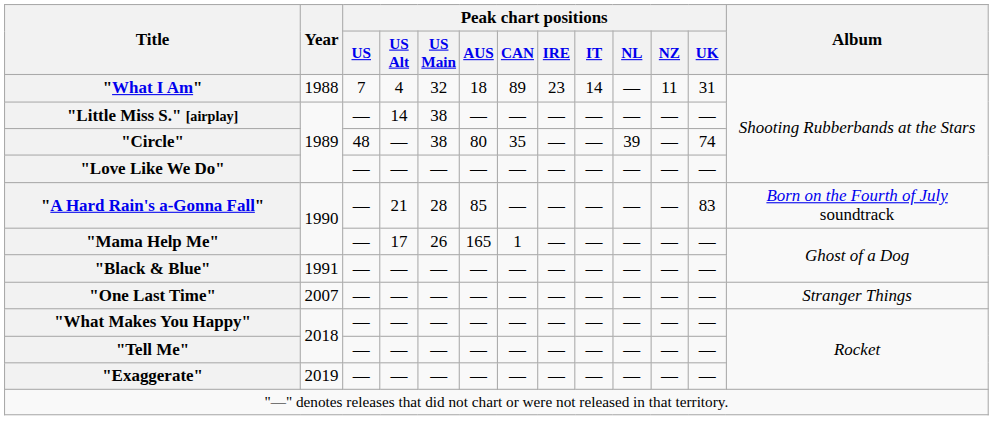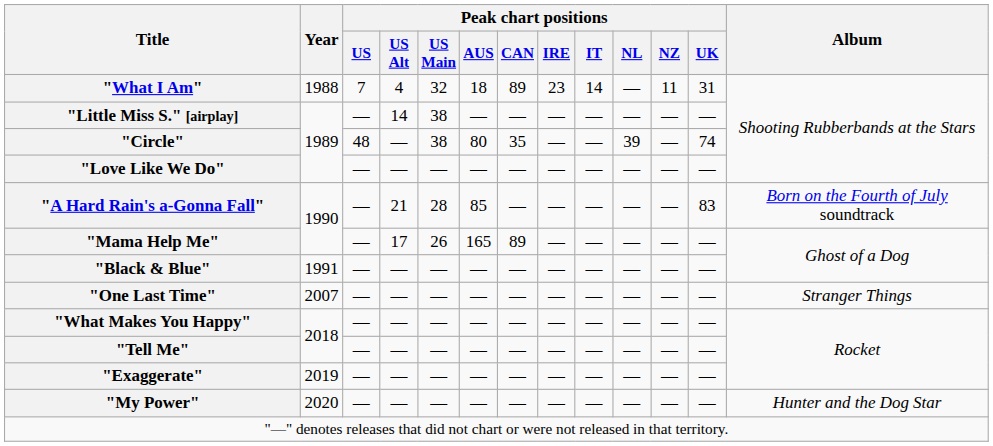(517, 241) 1 -> (517, 241) 89
+ row: (153, 402)
